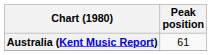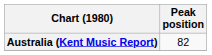(183, 42) 61 -> (183, 42) 82
